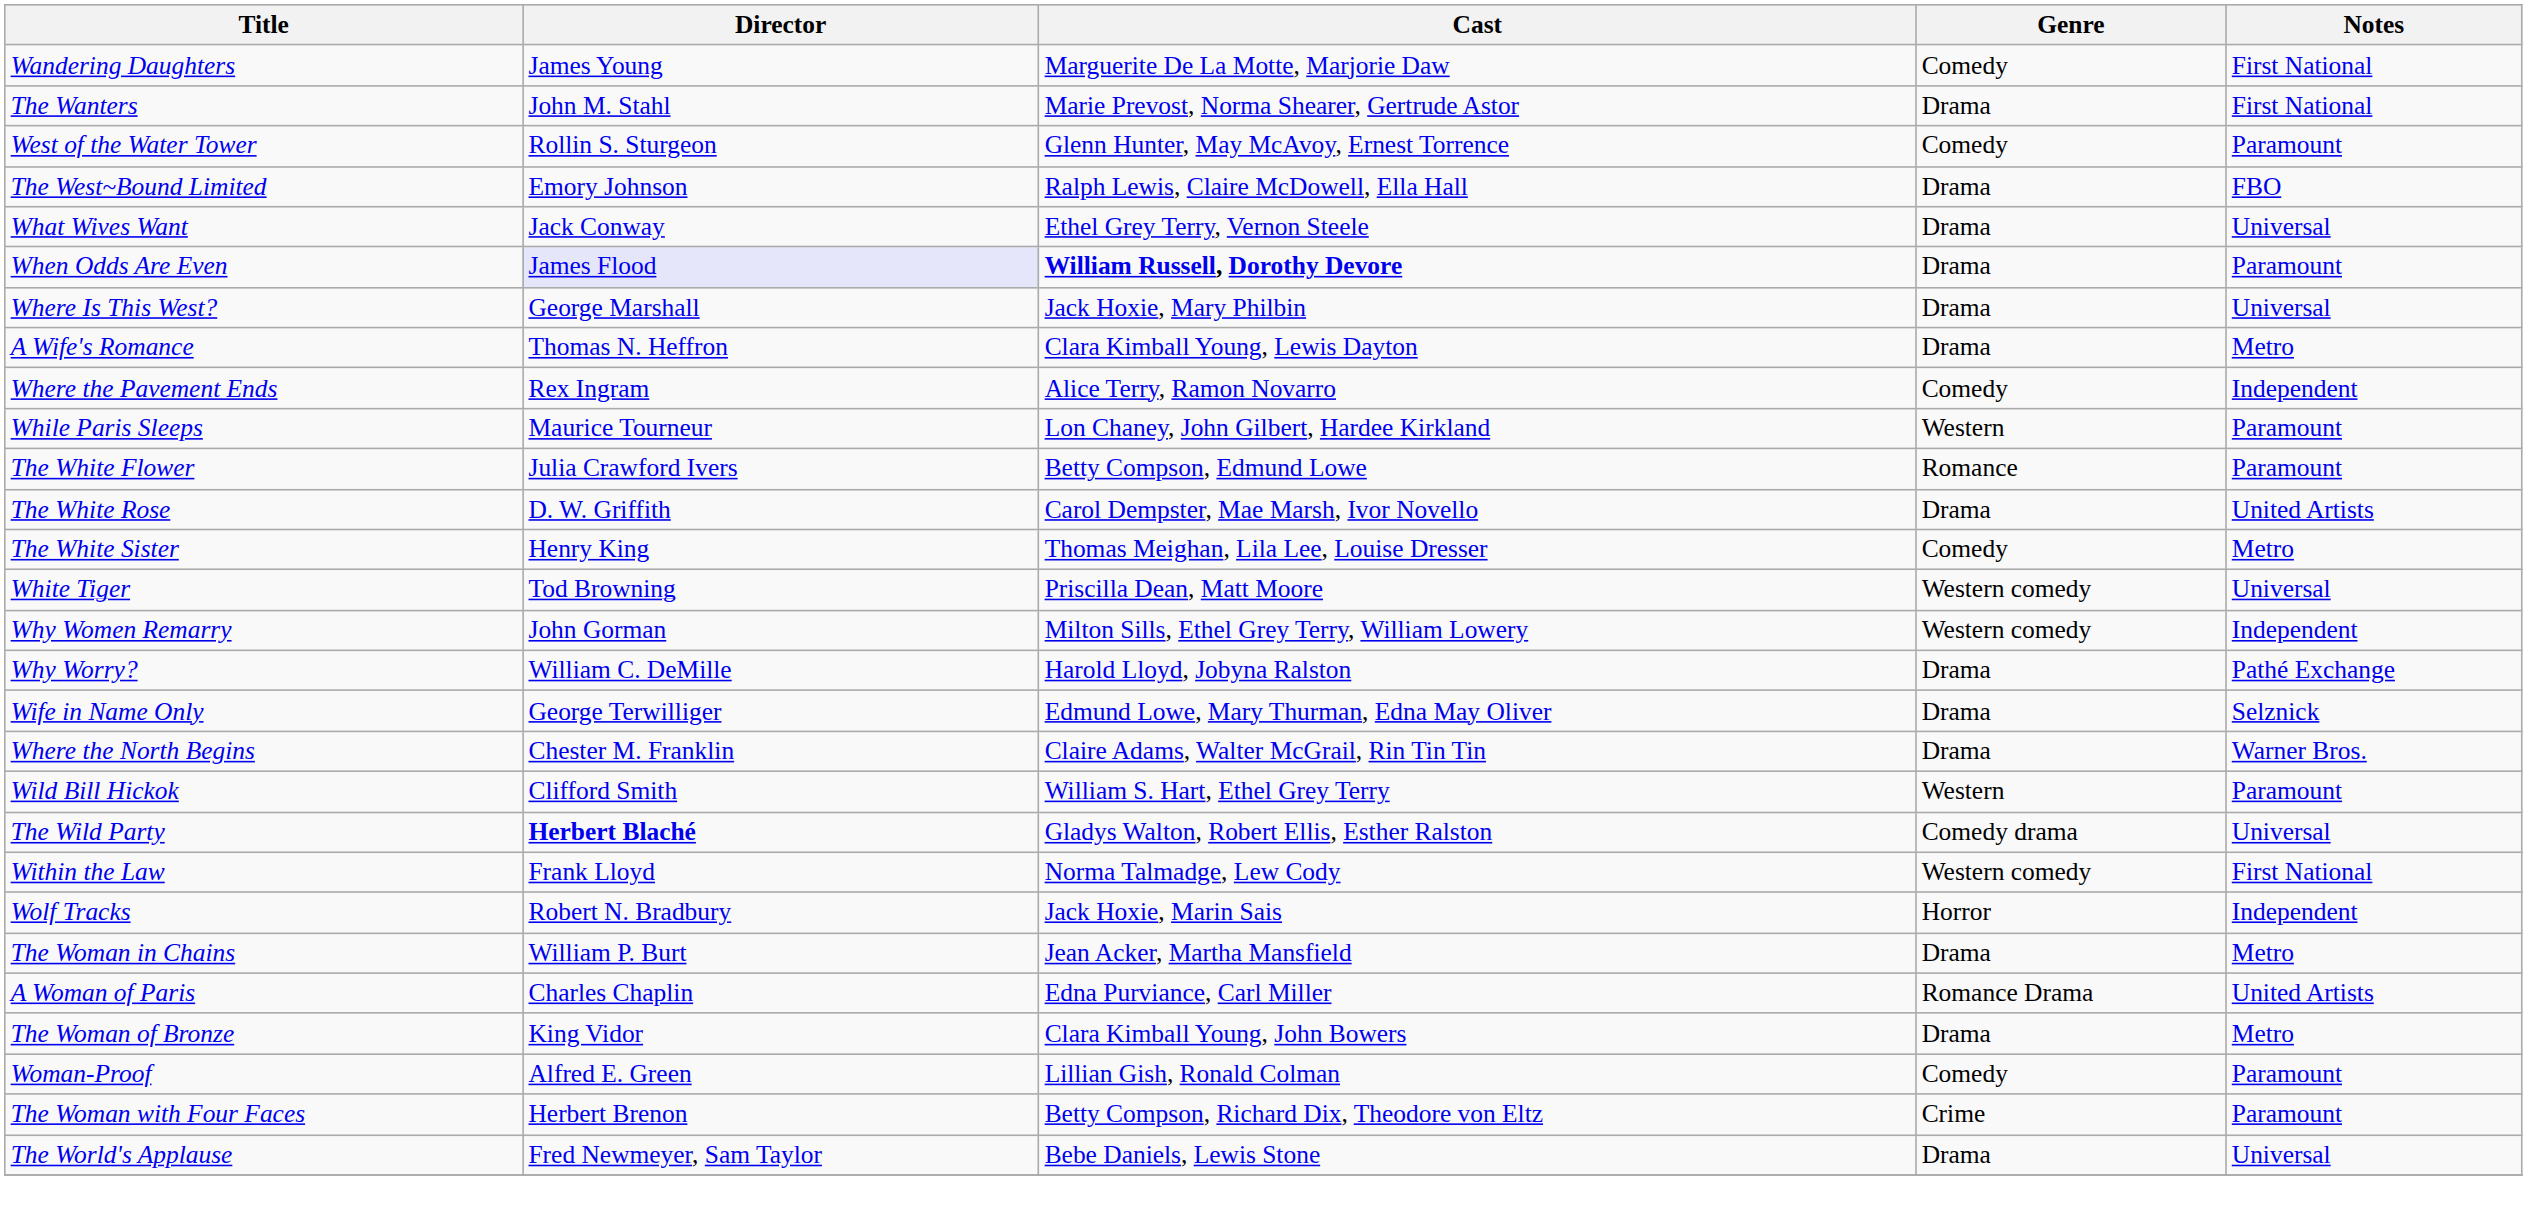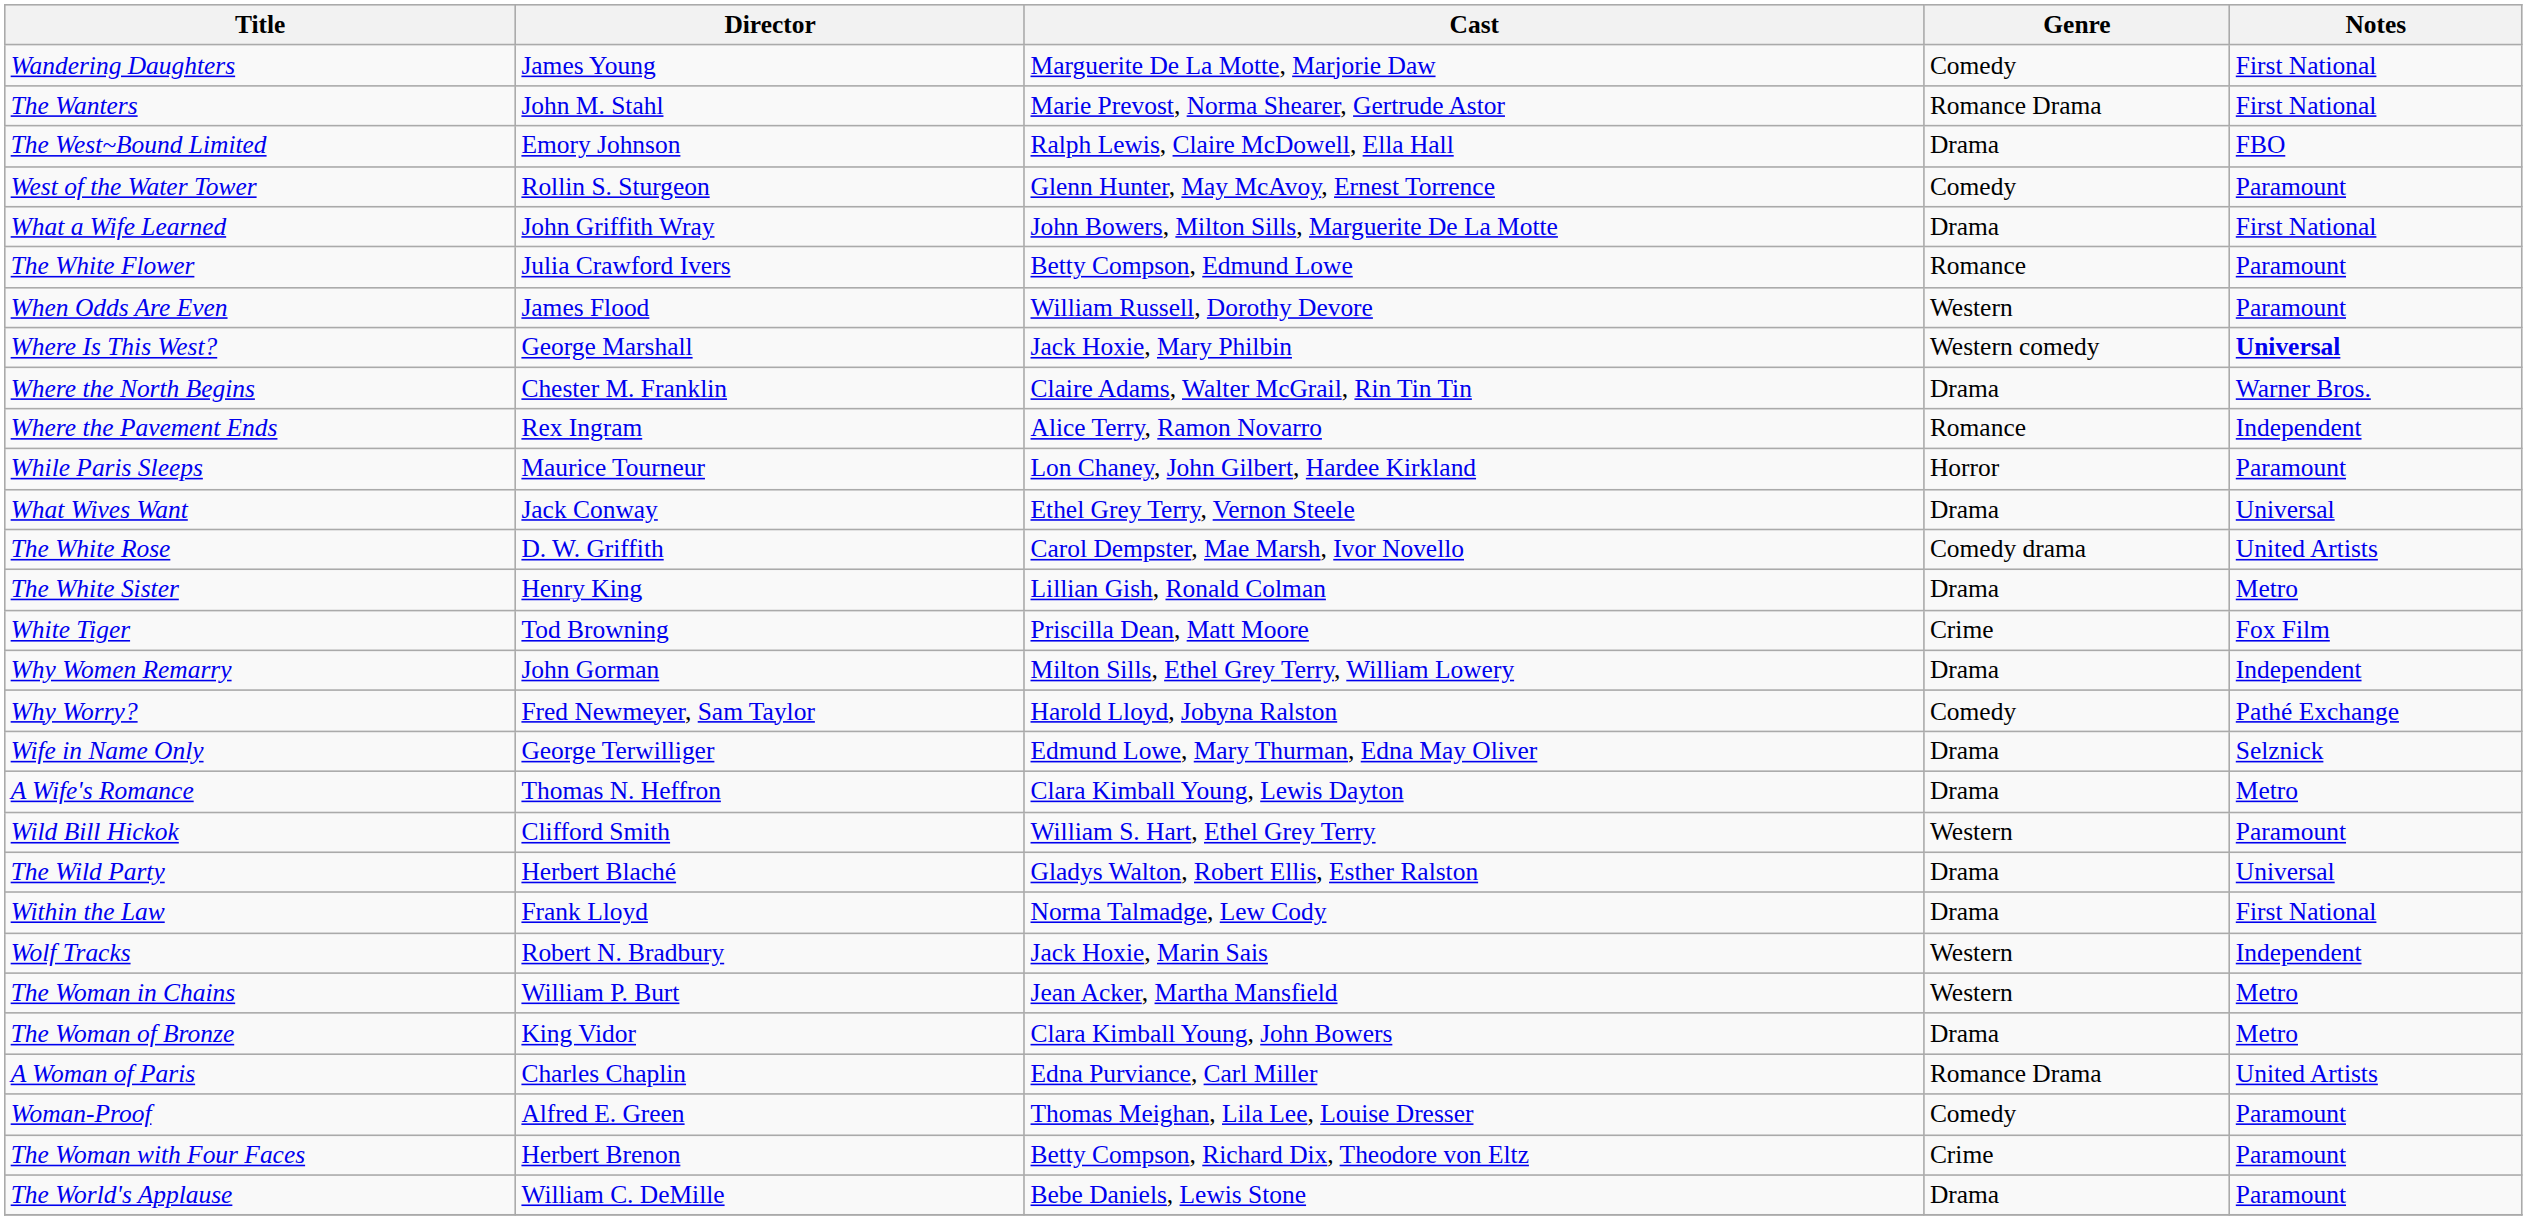(1956, 105) Drama -> (2016, 105) Romance Drama
rows swapped: (139, 186) <-> (134, 145)
+ row: (118, 226)
rows swapped: (99, 226) <-> (103, 468)
(592, 266) lavender background -> (585, 307) no background
(1223, 266) bold -> (1202, 307) normal
(1956, 266) Drama -> (1971, 307) Western
(1956, 307) Drama -> (2015, 347) Western comedy
(2281, 307) normal -> (2288, 347) bold
rows swapped: (133, 750) <-> (102, 347)
(1965, 387) Comedy -> (1978, 428) Romance
(1963, 428) Western -> (1965, 468) Horror
(1956, 508) Drama -> (2008, 549) Comedy drama
(1266, 549) Thomas Meighan, Lila Lee, Louise Dresser -> (1178, 589) Lillian Gish, Ronald Colman
(1965, 549) Comedy -> (1964, 589) Drama
(2006, 589) Western comedy -> (1962, 629) Crime
(2281, 589) Universal -> (2283, 629) Fox Film
(2006, 629) Western comedy -> (1964, 670) Drama
(630, 670) William C. DeMille -> (668, 710) Fred Newmeyer, Sam Taylor
(1956, 670) Drama -> (1973, 710) Comedy
(612, 831) bold -> (599, 871) normal
(2000, 831) Comedy drama -> (1964, 871) Drama
(2006, 871) Western comedy -> (1964, 912) Drama
(1956, 912) Horror -> (1971, 952) Western
(1956, 952) Drama -> (1971, 992) Western
rows swapped: (122, 1033) <-> (103, 992)
(1192, 1073) Lillian Gish, Ronald Colman -> (1252, 1114) Thomas Meighan, Lila Lee, Louise Dresser
(675, 1154) Fred Newmeyer, Sam Taylor -> (623, 1194) William C. DeMille
(2281, 1154) Universal -> (2291, 1194) Paramount
